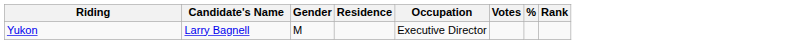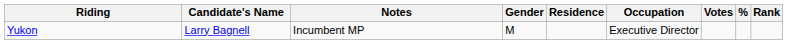+ column: (397, 13)
